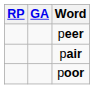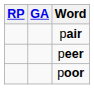rows swapped: (71, 34) <-> (71, 53)
